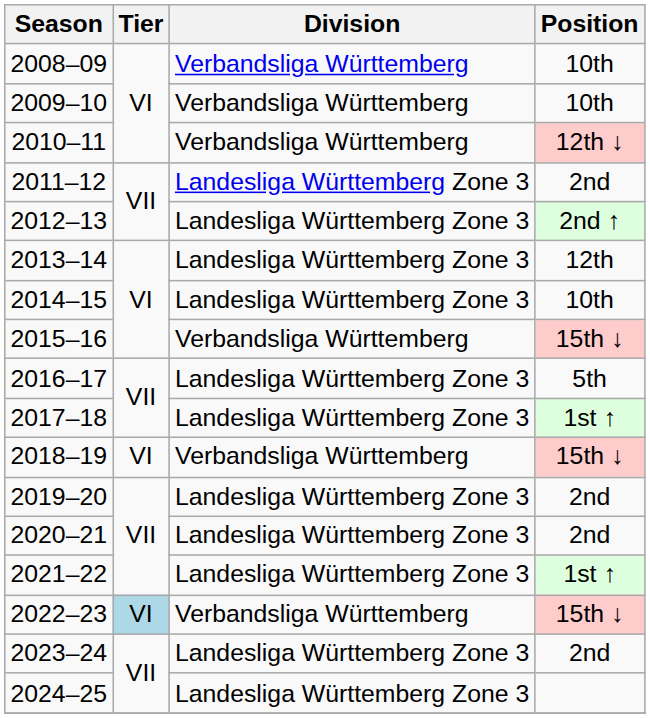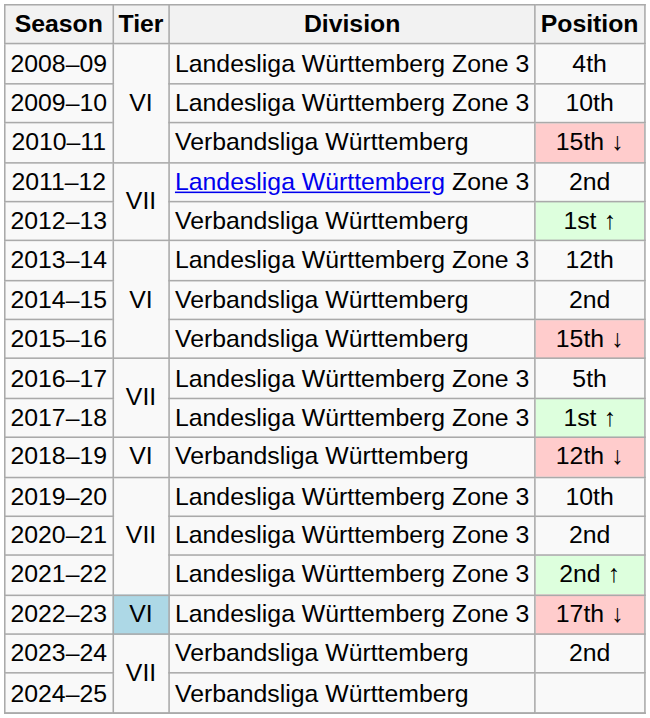(322, 63) Verbandsliga Württemberg -> (352, 63) Landesliga Württemberg Zone 3
(590, 63) 10th -> (590, 63) 4th
(322, 102) Verbandsliga Württemberg -> (352, 102) Landesliga Württemberg Zone 3
(590, 142) 12th ↓ -> (590, 142) 15th ↓
(352, 220) Landesliga Württemberg Zone 3 -> (322, 220) Verbandsliga Württemberg
(590, 220) 2nd ↑ -> (590, 220) 1st ↑
(352, 299) Landesliga Württemberg Zone 3 -> (322, 299) Verbandsliga Württemberg
(590, 299) 10th -> (590, 299) 2nd
(590, 456) 15th ↓ -> (590, 456) 12th ↓
(590, 496) 2nd -> (590, 496) 10th
(590, 574) 1st ↑ -> (590, 574) 2nd ↑
(322, 614) Verbandsliga Württemberg -> (352, 614) Landesliga Württemberg Zone 3
(590, 614) 15th ↓ -> (590, 614) 17th ↓
(352, 653) Landesliga Württemberg Zone 3 -> (322, 653) Verbandsliga Württemberg
(352, 692) Landesliga Württemberg Zone 3 -> (322, 692) Verbandsliga Württemberg
